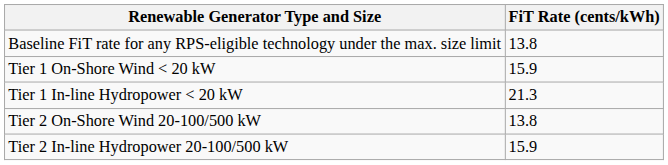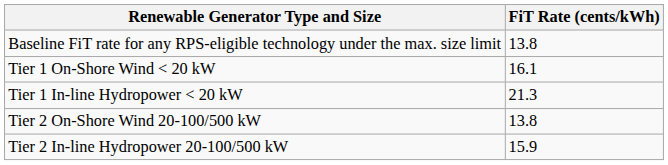(523, 69) 15.9 -> (523, 69) 16.1
